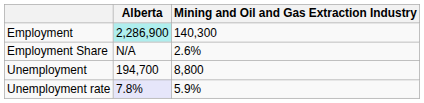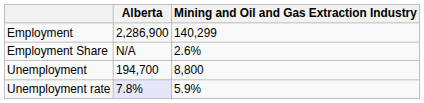(142, 32) paleturquoise background -> (142, 32) no background
(195, 32) 140,300 -> (195, 32) 140,299
